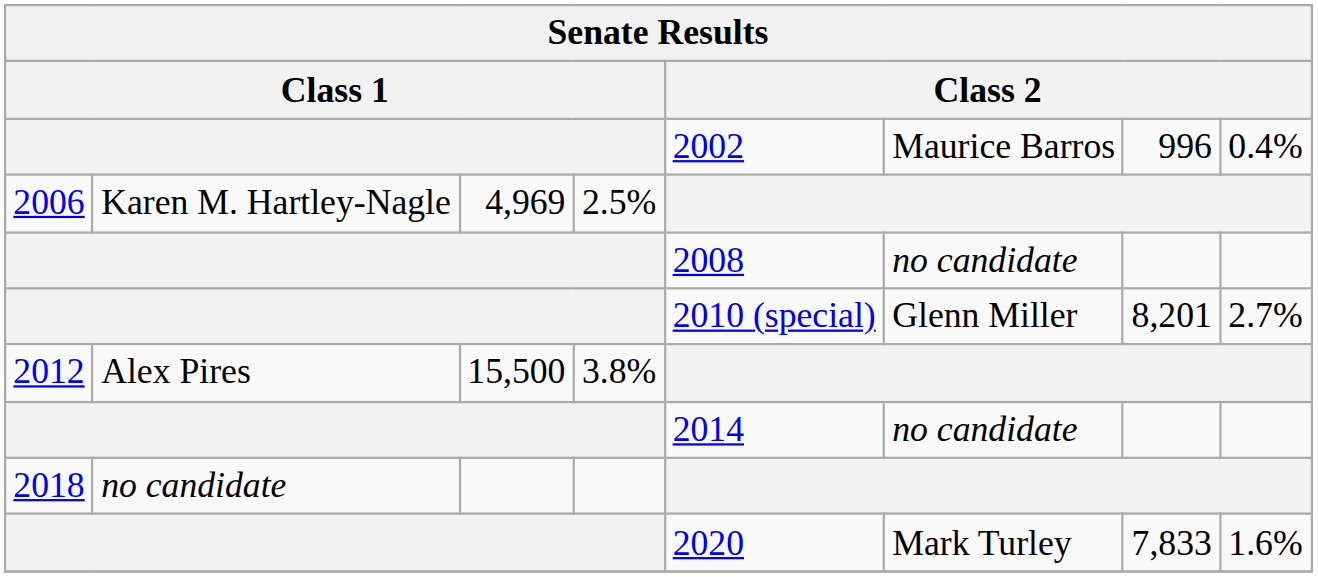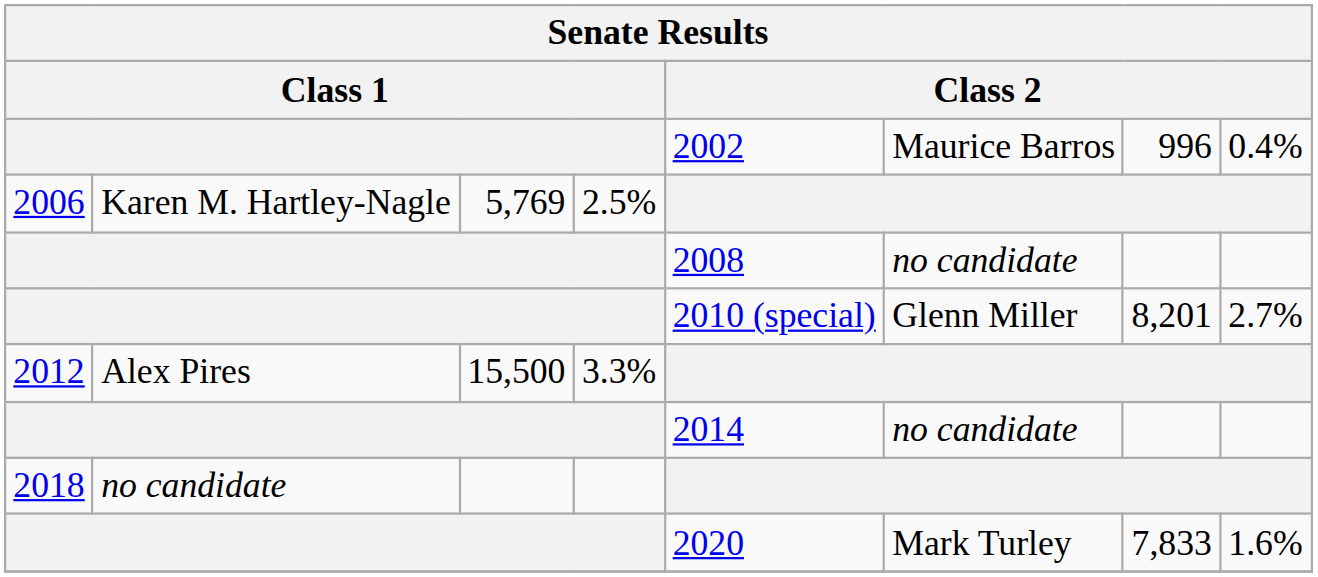(525, 202) 4,969 -> (525, 202) 5,769
(619, 372) 3.8% -> (619, 372) 3.3%
